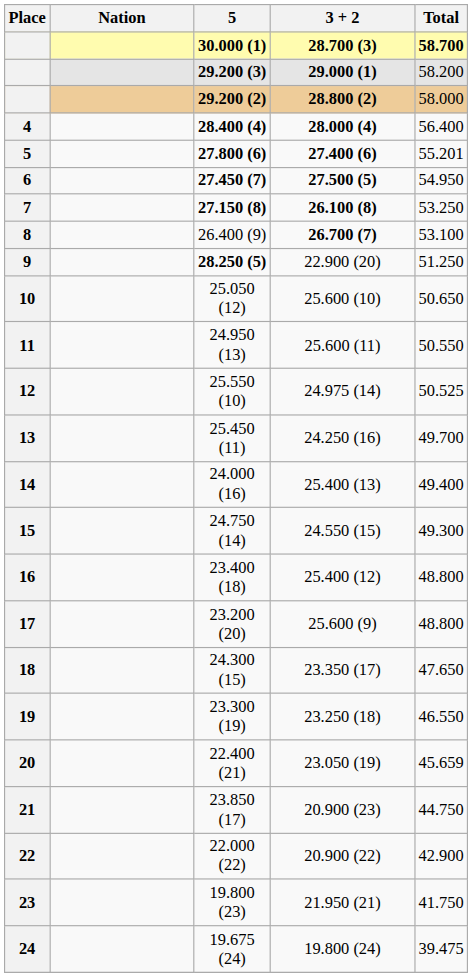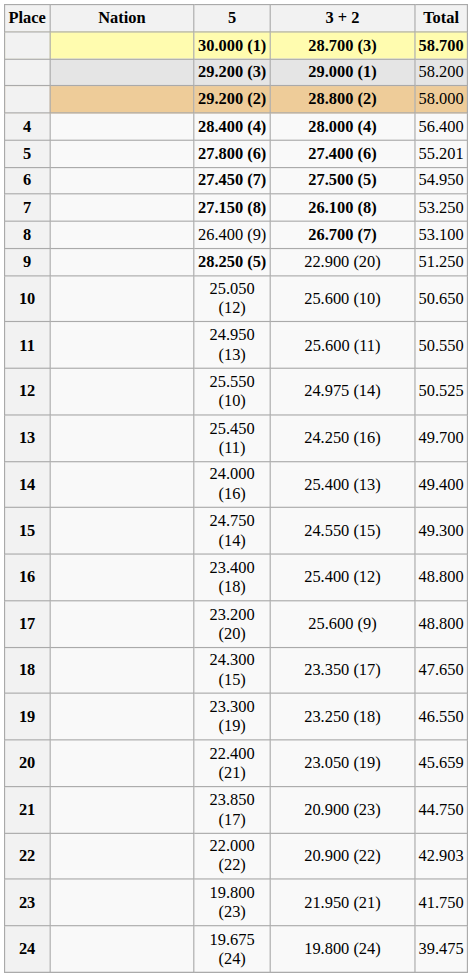(441, 856) 42.900 -> (441, 856) 42.903
